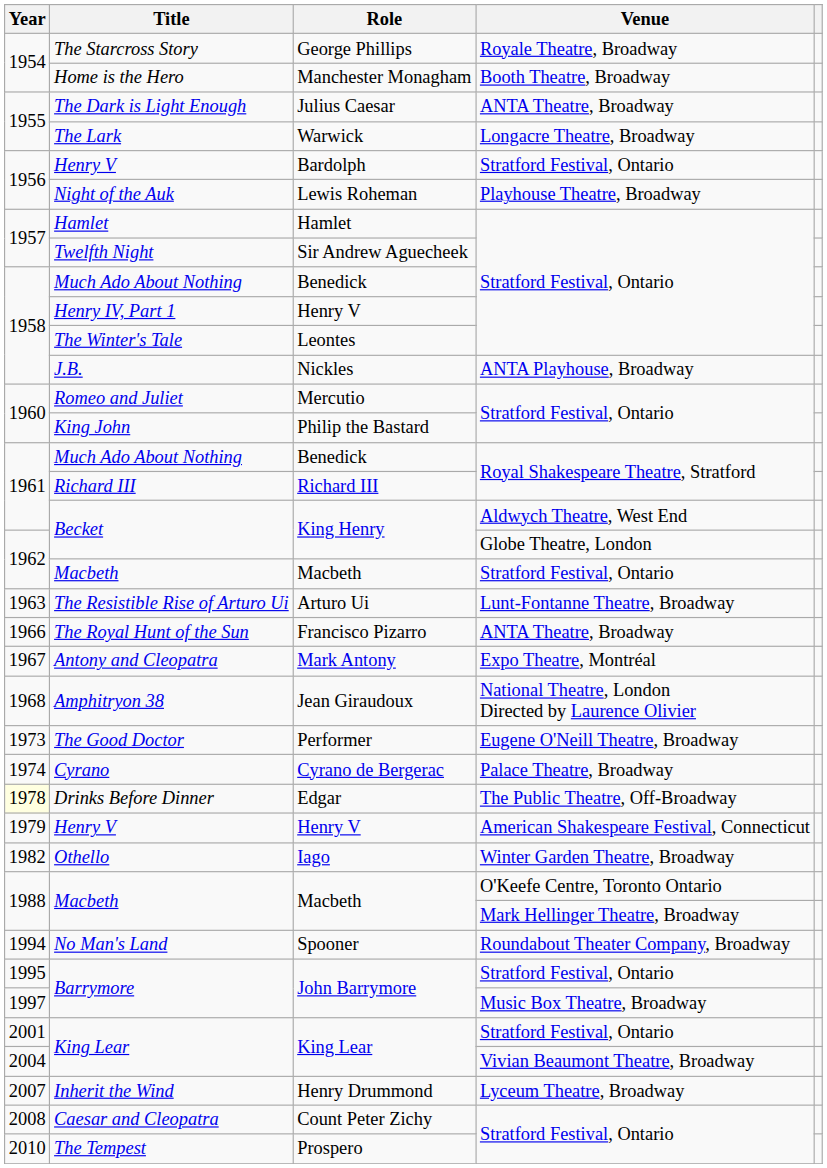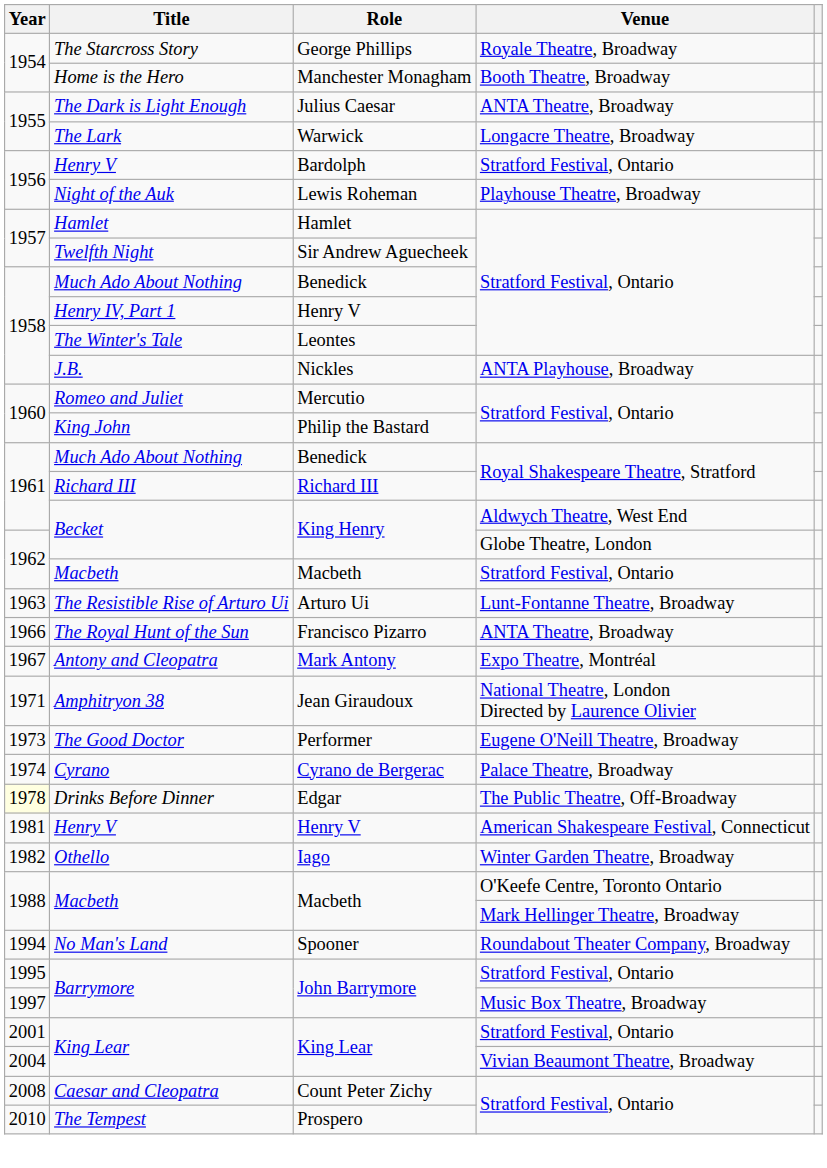(27, 700) 1968 -> (27, 700) 1971
(27, 827) 1979 -> (27, 827) 1981
- row: (114, 1090)
